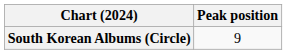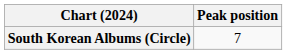(238, 37) 9 -> (238, 37) 7
